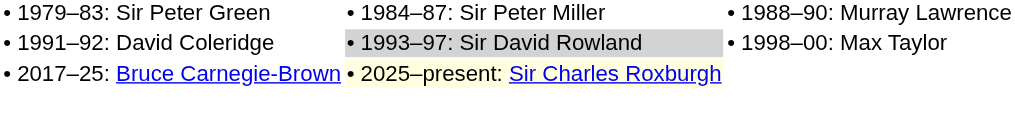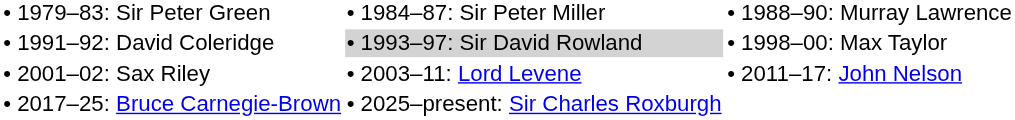+ row: (107, 73)
(534, 73) lightyellow background -> (534, 104) no background
